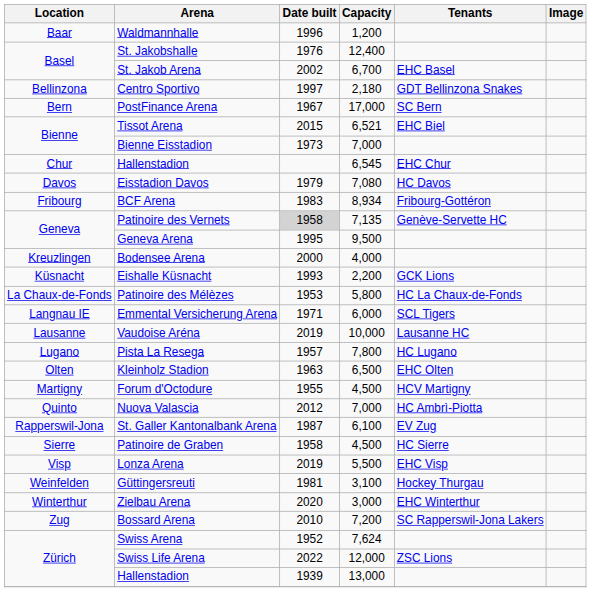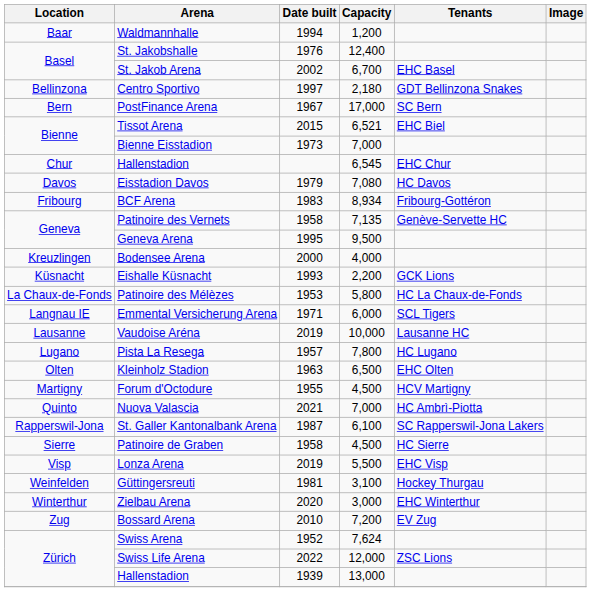(310, 32) 1996 -> (310, 32) 1994
(310, 220) lightgrey background -> (310, 220) no background
(310, 408) 2012 -> (310, 408) 2021
(417, 426) EV Zug -> (470, 426) SC Rapperswil-Jona Lakers
(470, 520) SC Rapperswil-Jona Lakers -> (417, 520) EV Zug
